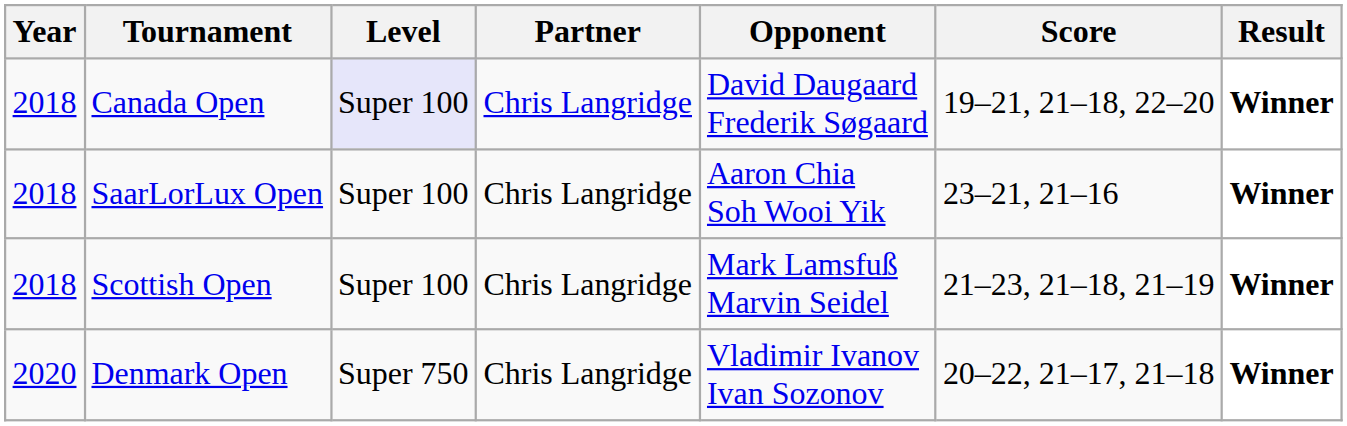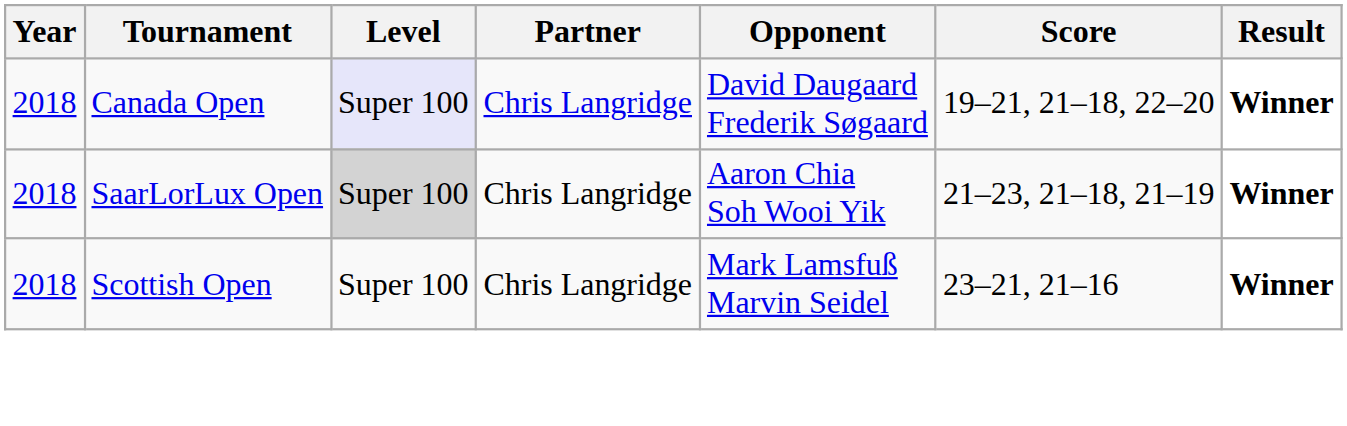(403, 193) no background -> (403, 193) lightgrey background
(1031, 193) 23–21, 21–16 -> (1079, 193) 21–23, 21–18, 21–19
(1079, 283) 21–23, 21–18, 21–19 -> (1031, 283) 23–21, 21–16
- row: (190, 374)
